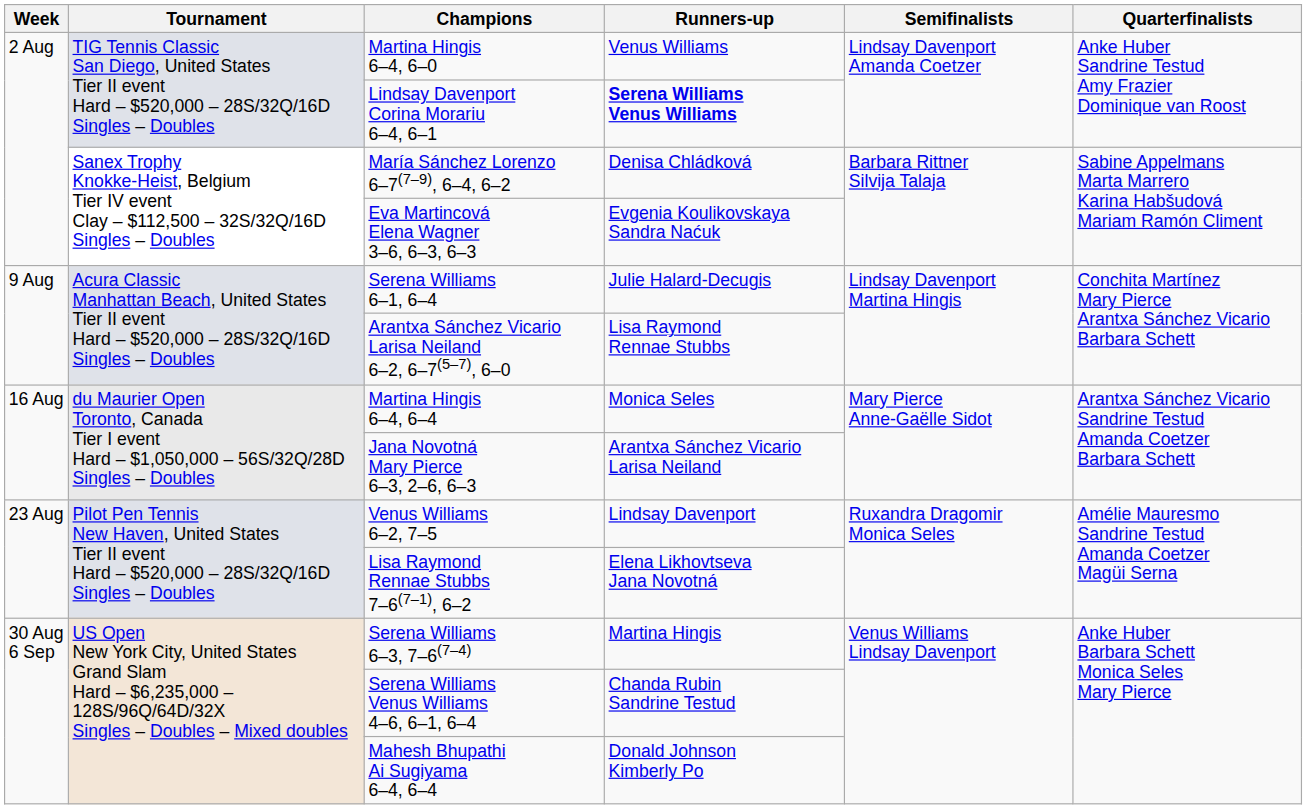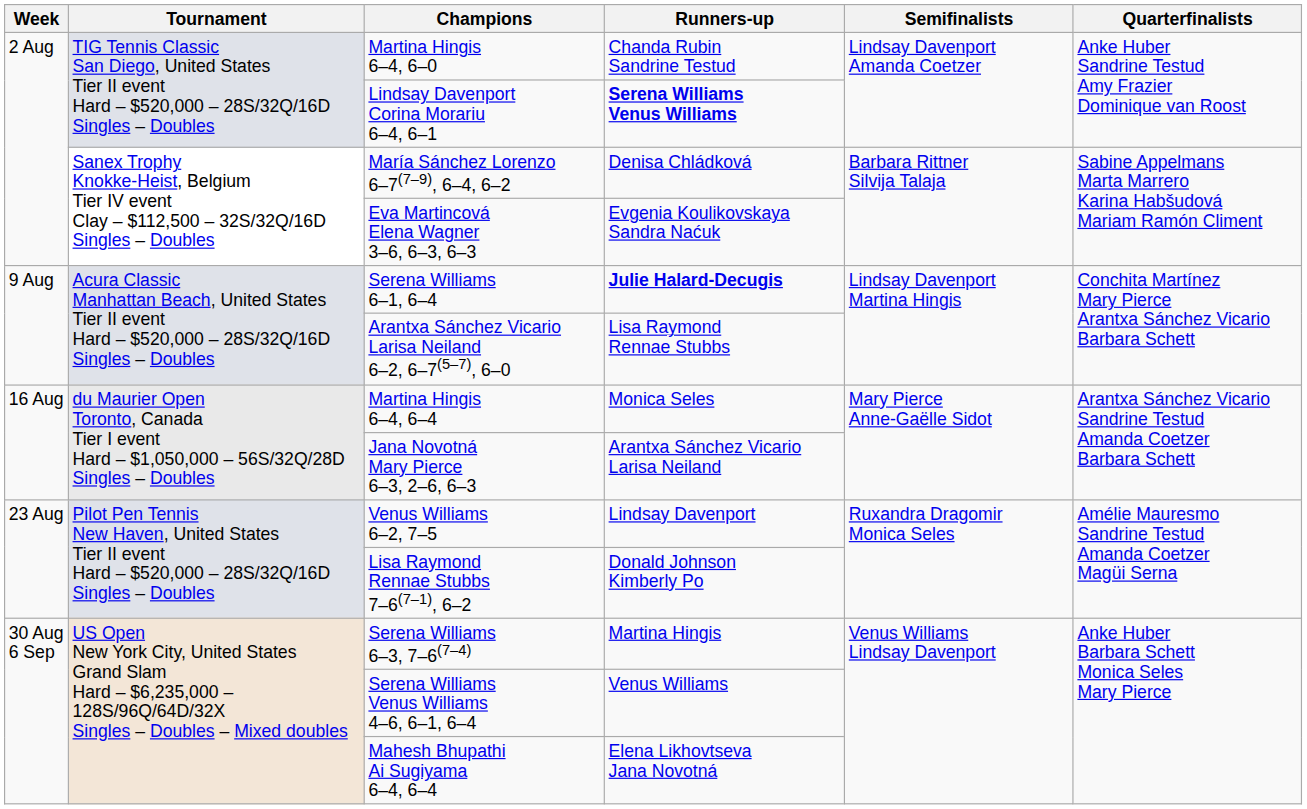(668, 47) Venus Williams -> (672, 56) Chanda Rubin Sandrine Testud
(690, 280) normal -> (696, 280) bold
(680, 571) Elena Likhovtseva Jana Novotná -> (672, 571) Donald Johnson Kimberly Po
(672, 693) Chanda Rubin Sandrine Testud -> (668, 683) Venus Williams
(672, 761) Donald Johnson Kimberly Po -> (680, 761) Elena Likhovtseva Jana Novotná
